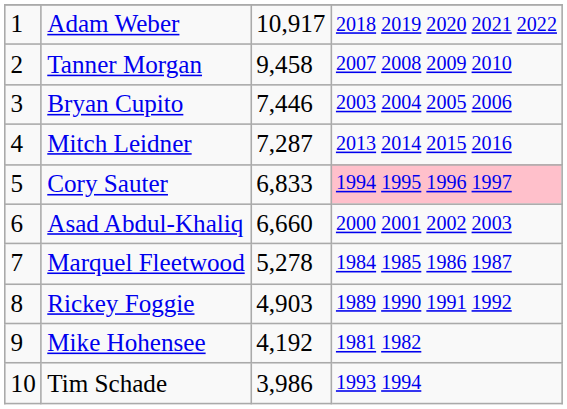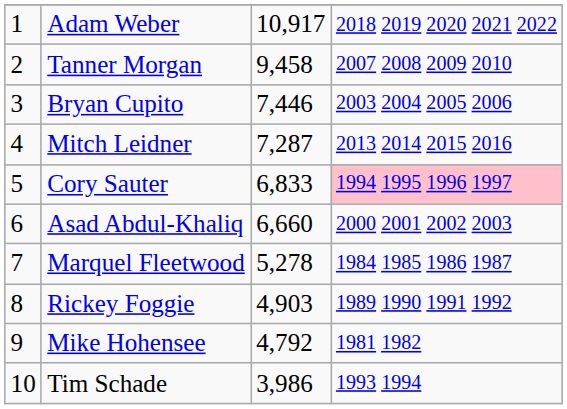(285, 343) 4,192 -> (285, 343) 4,792
